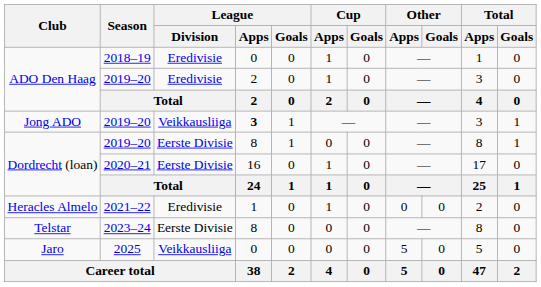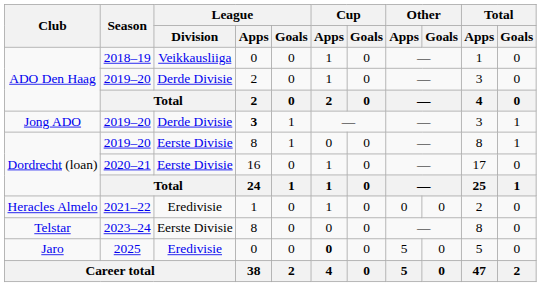(195, 57) Eredivisie -> (195, 57) Veikkausliiga
(195, 79) Eredivisie -> (195, 79) Derde Divisie
(195, 121) Veikkausliiga -> (195, 121) Derde Divisie
(195, 249) Veikkausliiga -> (195, 249) Eredivisie
(329, 249) normal -> (329, 249) bold
